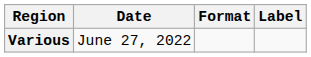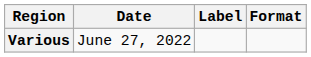columns swapped: (225, 17) <-> (280, 17)
